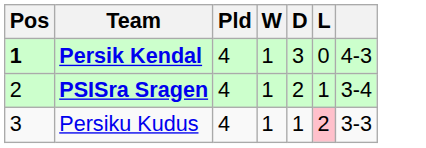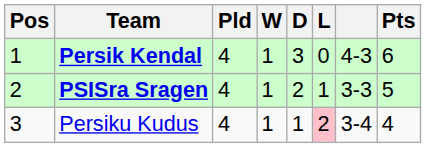+ column: (399, 21)
(16, 55) bold -> (16, 55) normal
(356, 90) 3-4 -> (356, 90) 3-3
(356, 124) 3-3 -> (356, 124) 3-4
